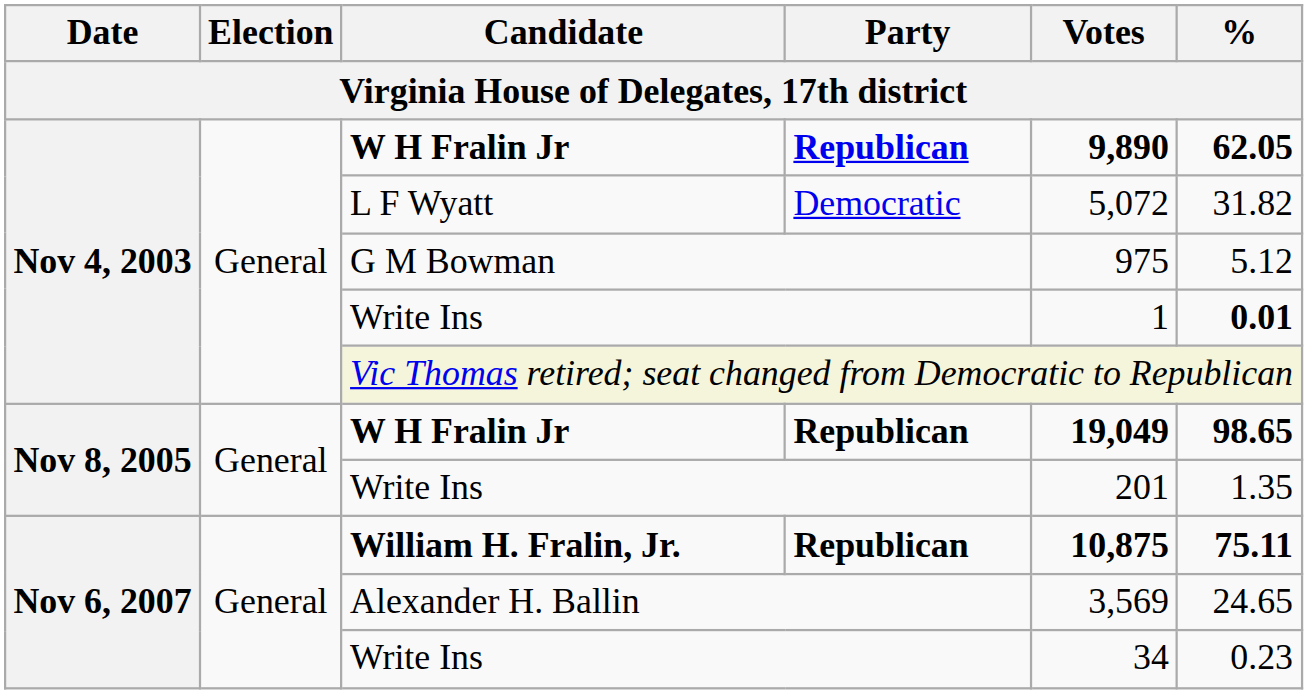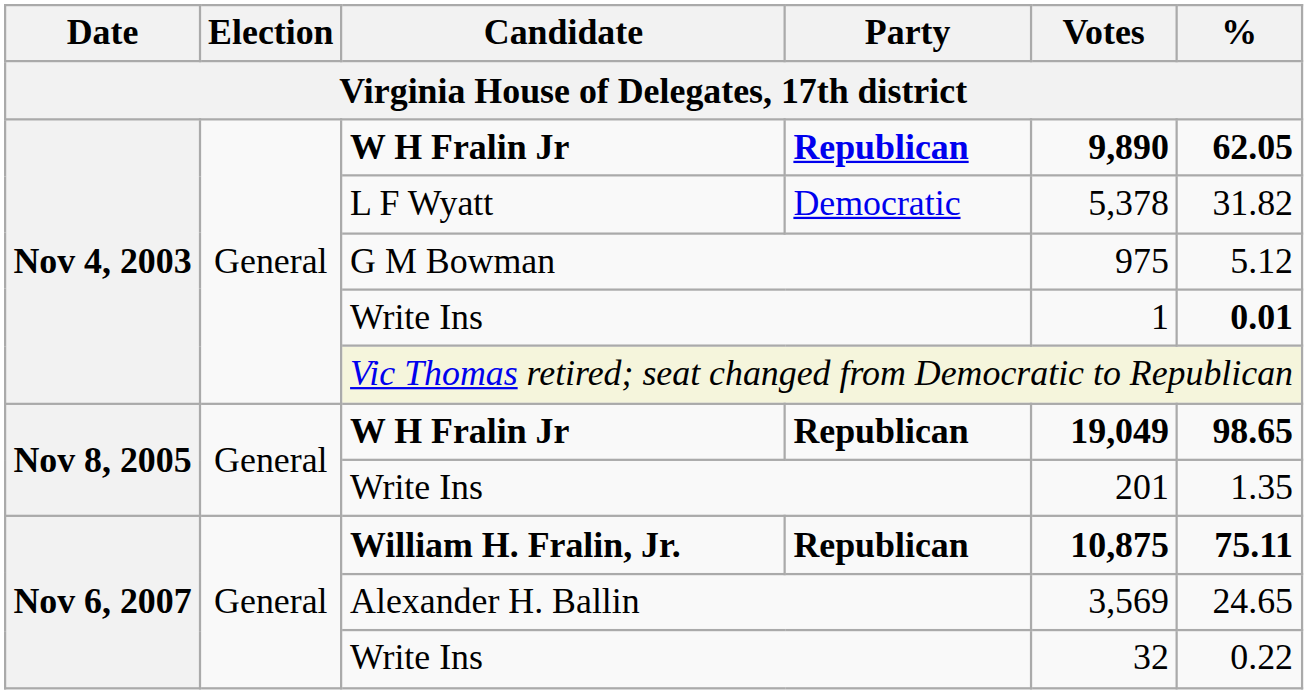(1129, 203) 5,072 -> (1129, 203) 5,378
(1151, 658) 34 -> (1151, 658) 32
(1262, 658) 0.23 -> (1262, 658) 0.22
